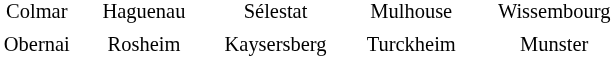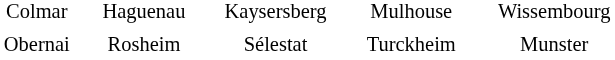(276, 11) Sélestat -> (276, 11) Kaysersberg
(276, 44) Kaysersberg -> (276, 44) Sélestat
